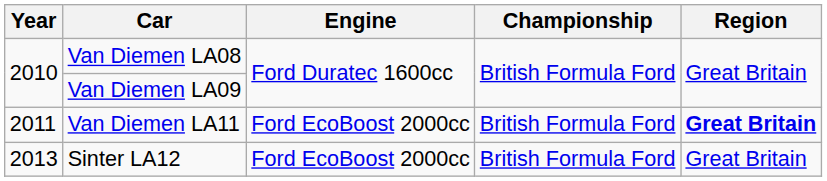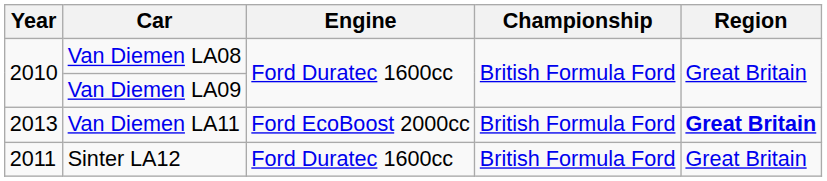(33, 124) 2011 -> (34, 124) 2013
(34, 158) 2013 -> (33, 158) 2011
(361, 158) Ford EcoBoost 2000cc -> (352, 158) Ford Duratec 1600cc
